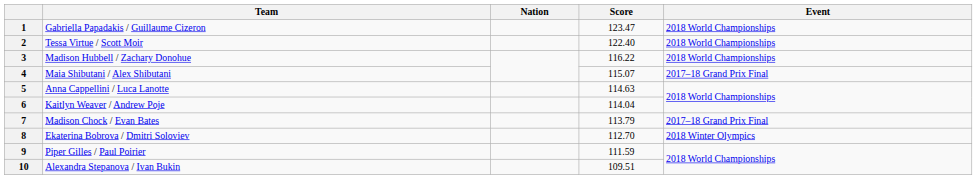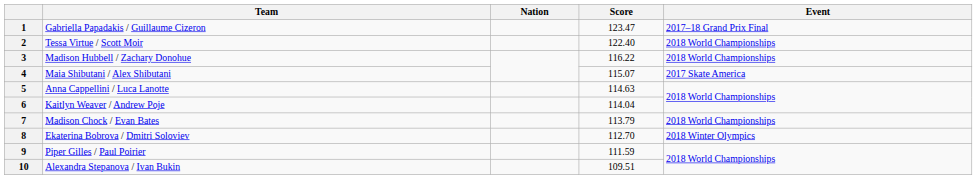(721, 27) 2018 World Championships -> (717, 27) 2017–18 Grand Prix Final
(717, 74) 2017–18 Grand Prix Final -> (706, 74) 2017 Skate America
(717, 120) 2017–18 Grand Prix Final -> (721, 120) 2018 World Championships
